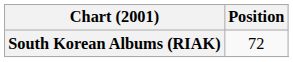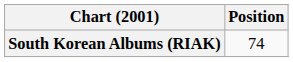(256, 43) 72 -> (256, 43) 74
